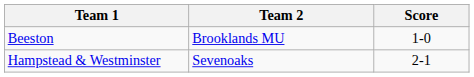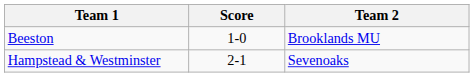columns swapped: (281, 15) <-> (421, 15)
